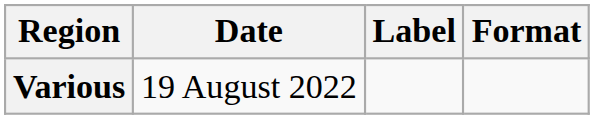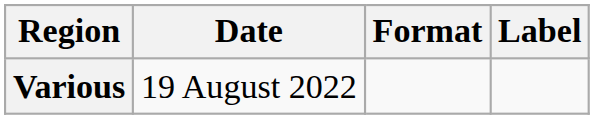columns swapped: (527, 31) <-> (414, 31)
